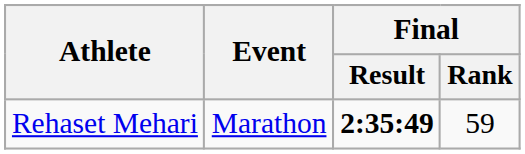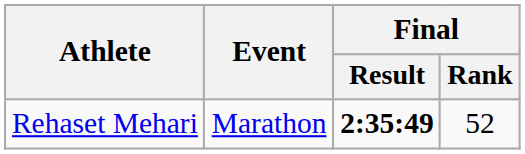(480, 123) 59 -> (480, 123) 52
